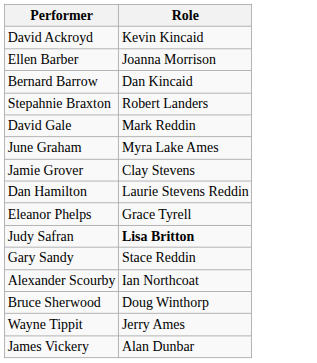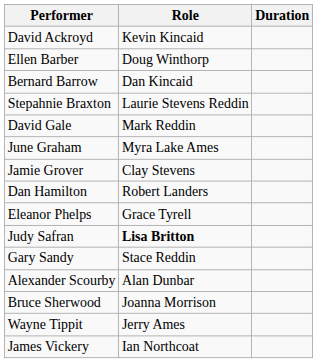+ column: (282, 15)
(169, 59) Joanna Morrison -> (165, 59) Doug Winthorp
(165, 103) Robert Landers -> (185, 103) Laurie Stevens Reddin
(185, 192) Laurie Stevens Reddin -> (165, 192) Robert Landers
(160, 280) Ian Northcoat -> (158, 280) Alan Dunbar
(165, 302) Doug Winthorp -> (169, 302) Joanna Morrison
(158, 346) Alan Dunbar -> (160, 346) Ian Northcoat
